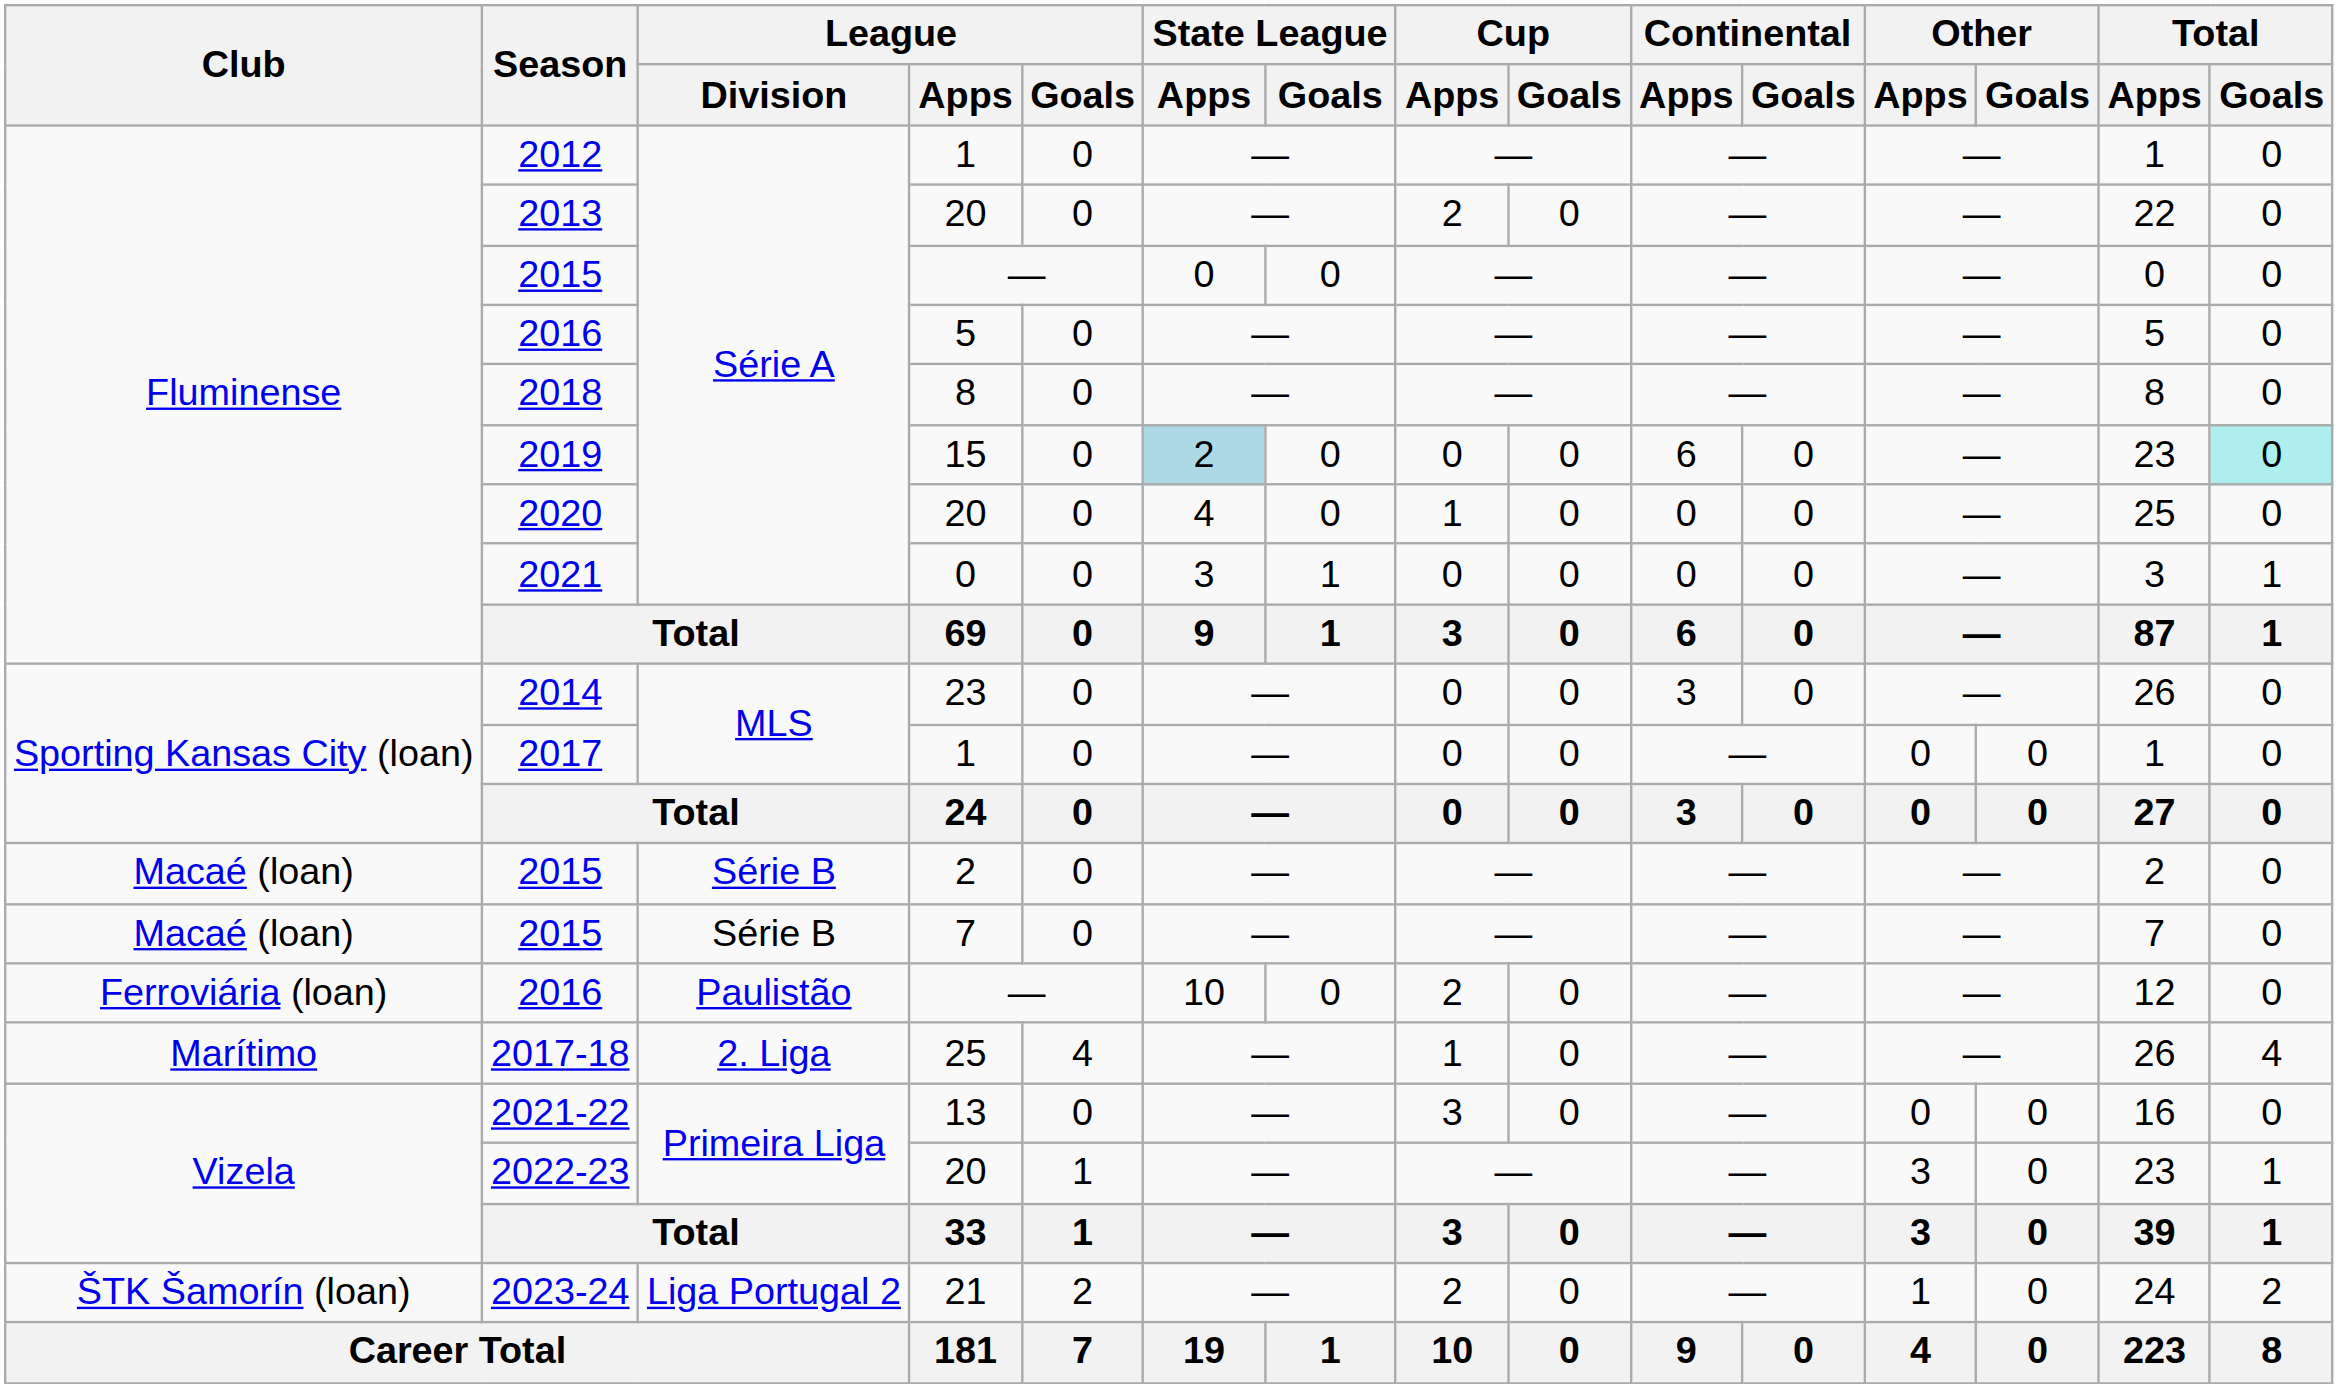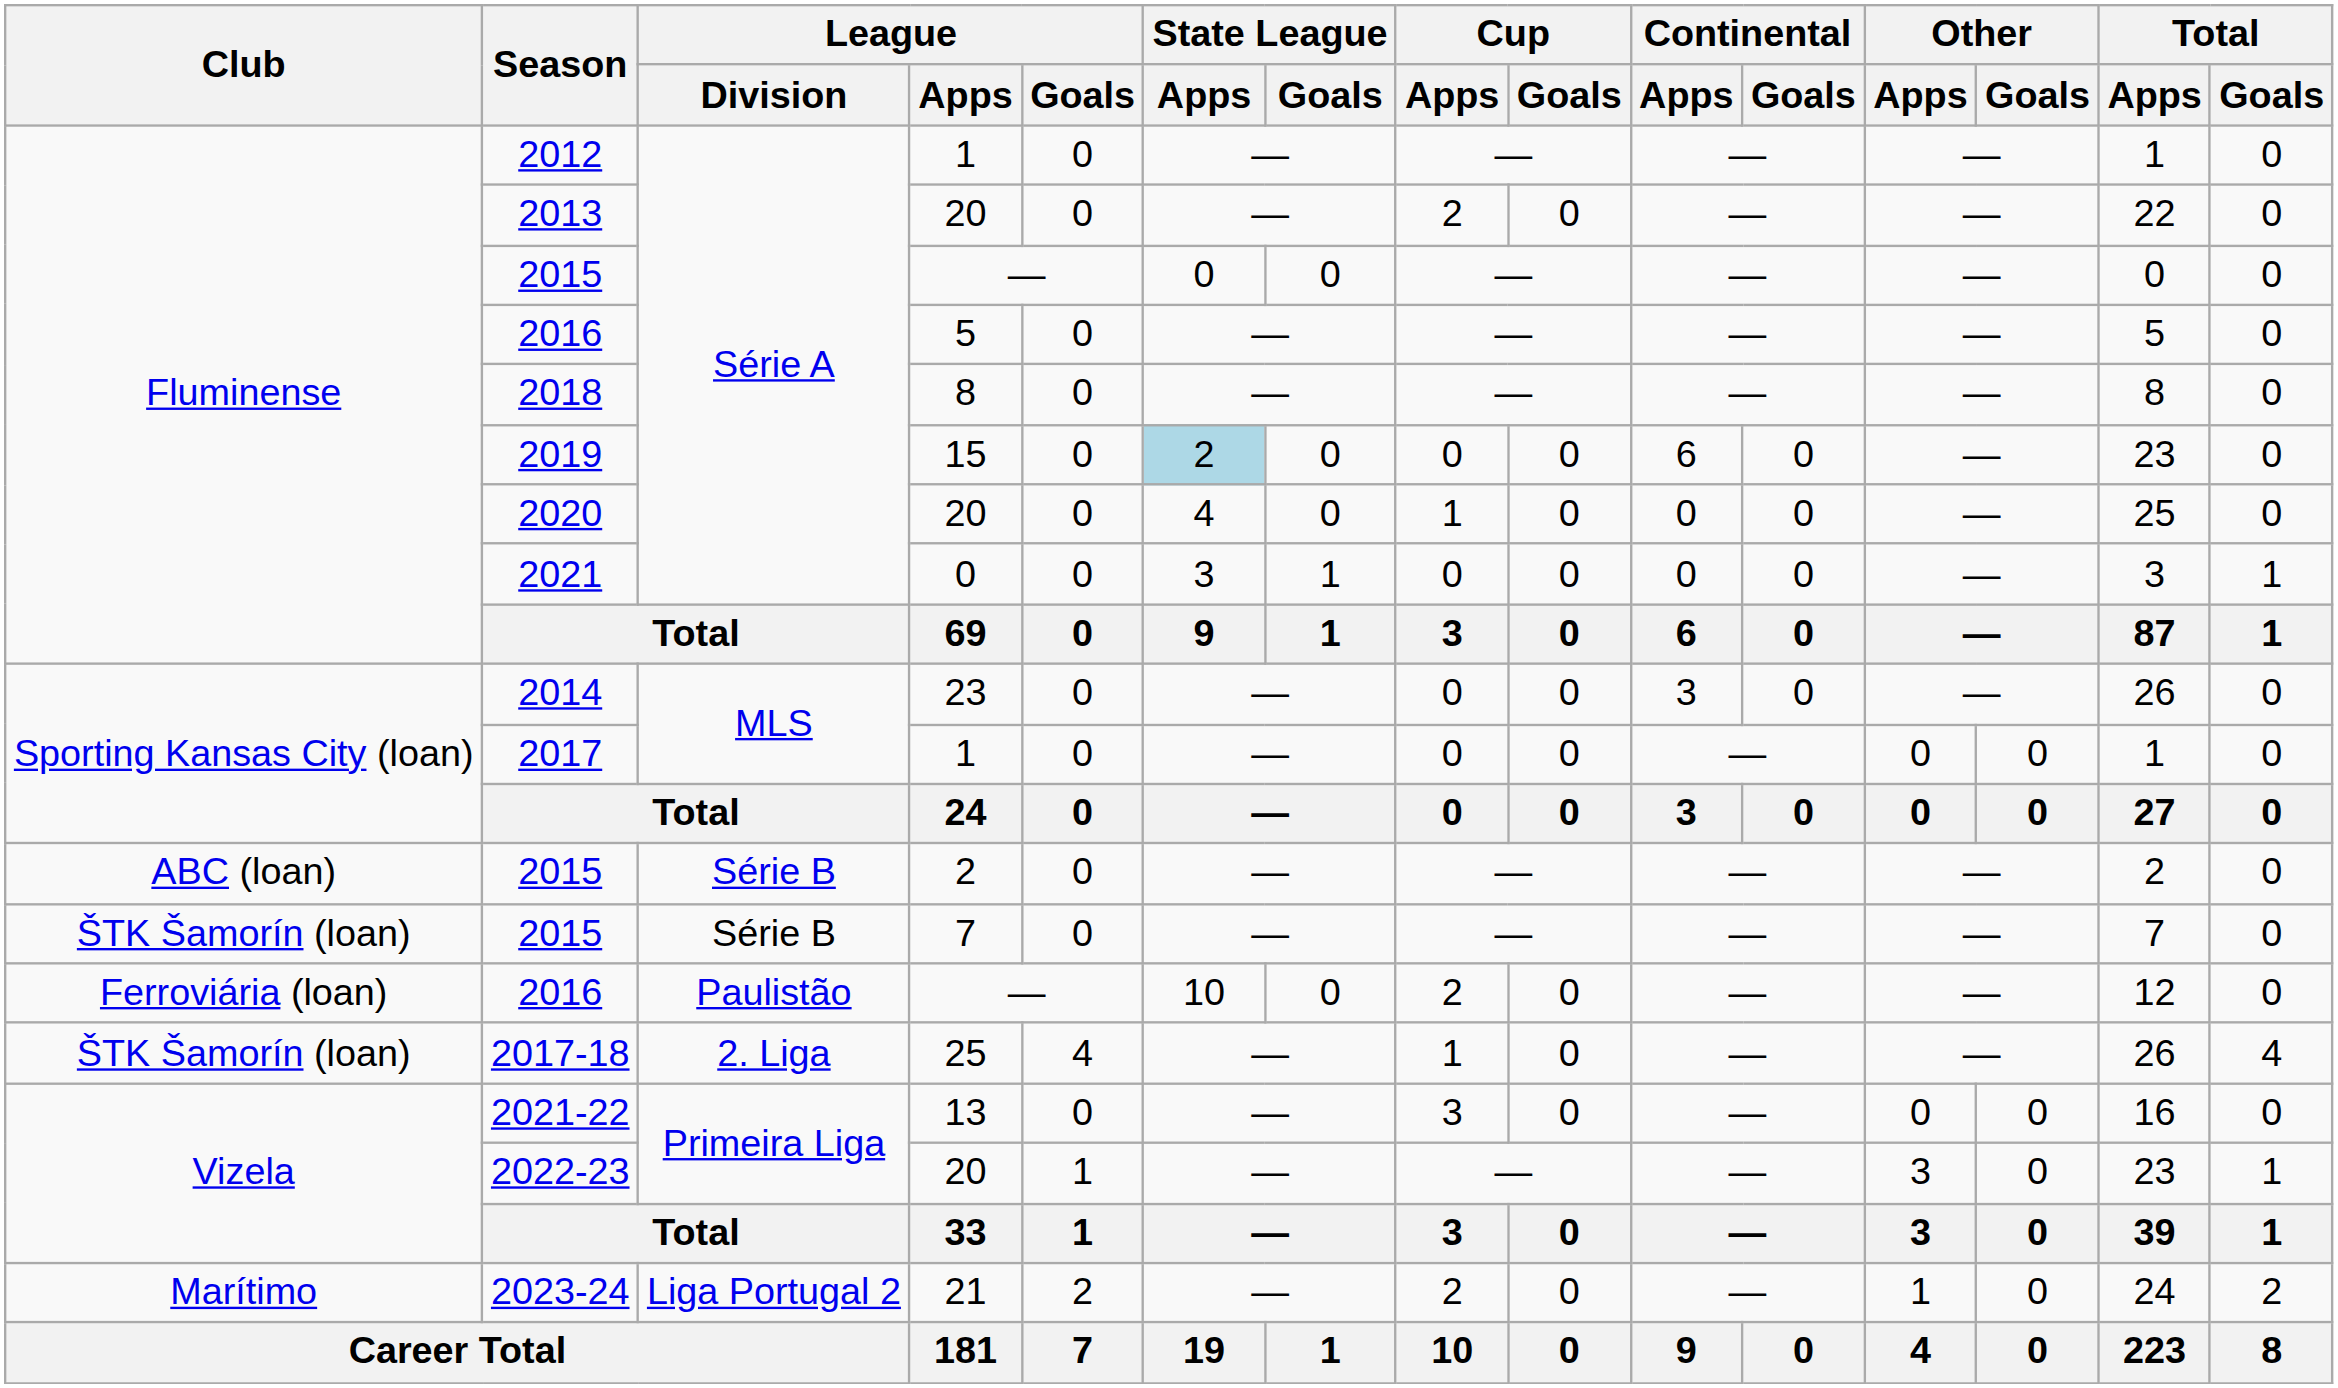(2272, 453) paleturquoise background -> (2272, 453) no background
(244, 872) Macaé (loan) -> (244, 872) ABC (loan)
(244, 932) Macaé (loan) -> (244, 932) ŠTK Šamorín (loan)
(244, 1052) Marítimo -> (244, 1052) ŠTK Šamorín (loan)
(244, 1292) ŠTK Šamorín (loan) -> (244, 1292) Marítimo
